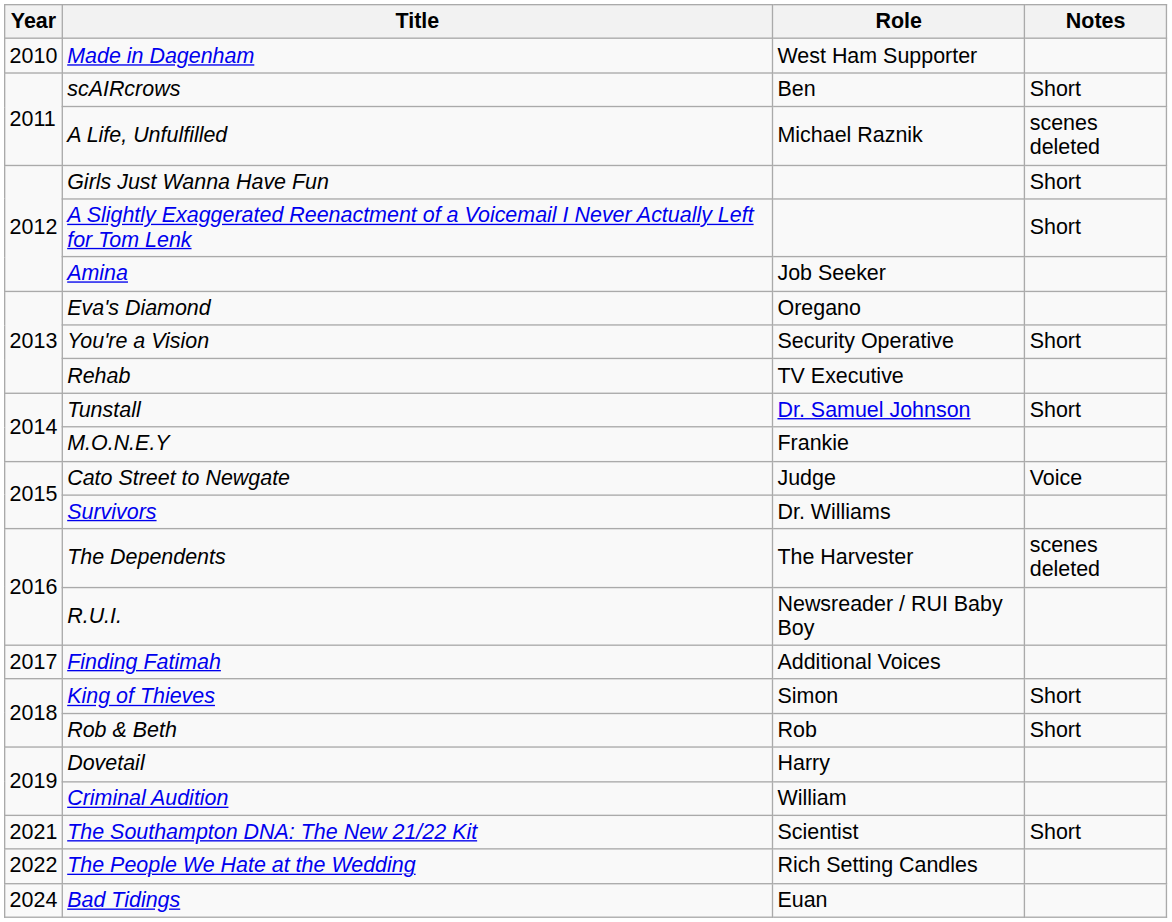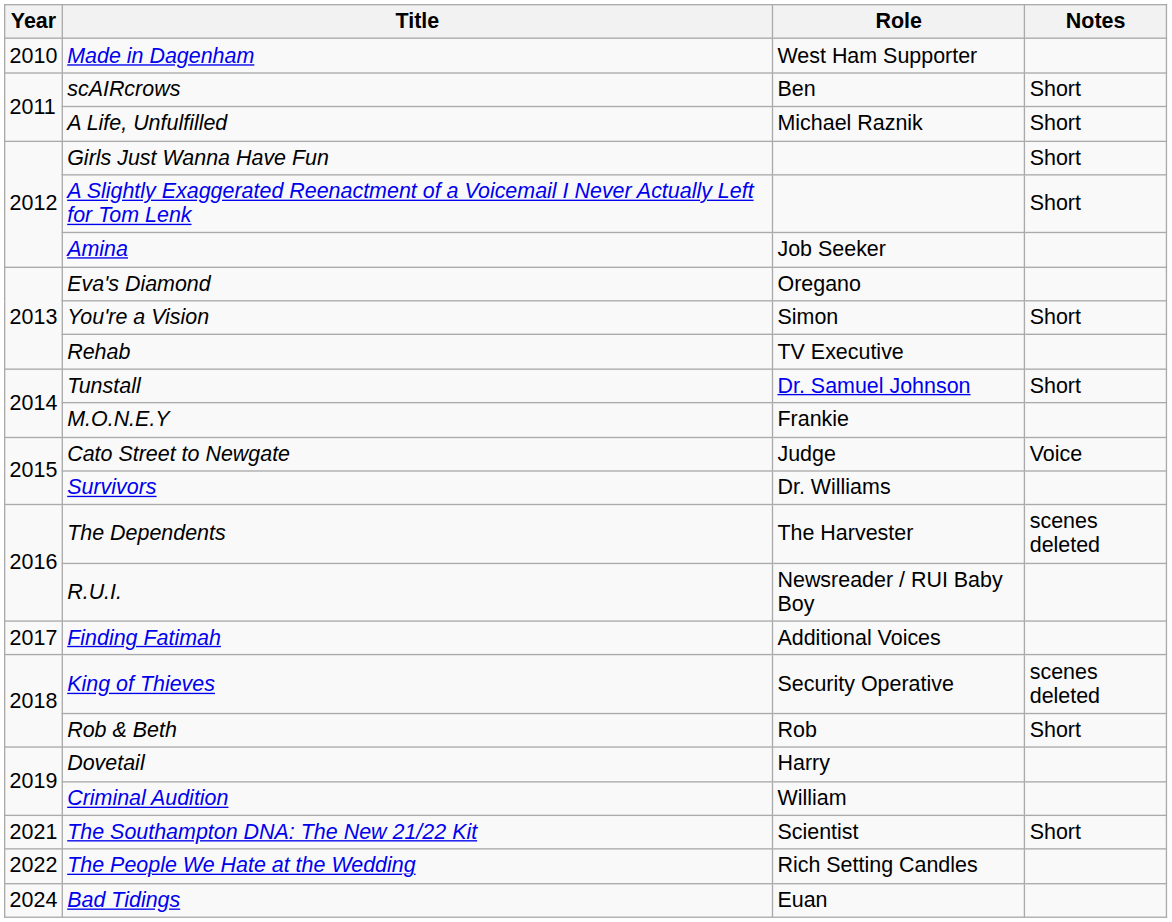(1065, 135) scenes deleted -> (1055, 123) Short
(866, 341) Security Operative -> (808, 317) Simon
(808, 696) Simon -> (866, 683) Security Operative
(1055, 696) Short -> (1065, 683) scenes deleted
